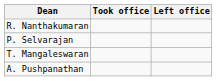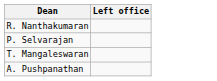- column: (121, 11)
